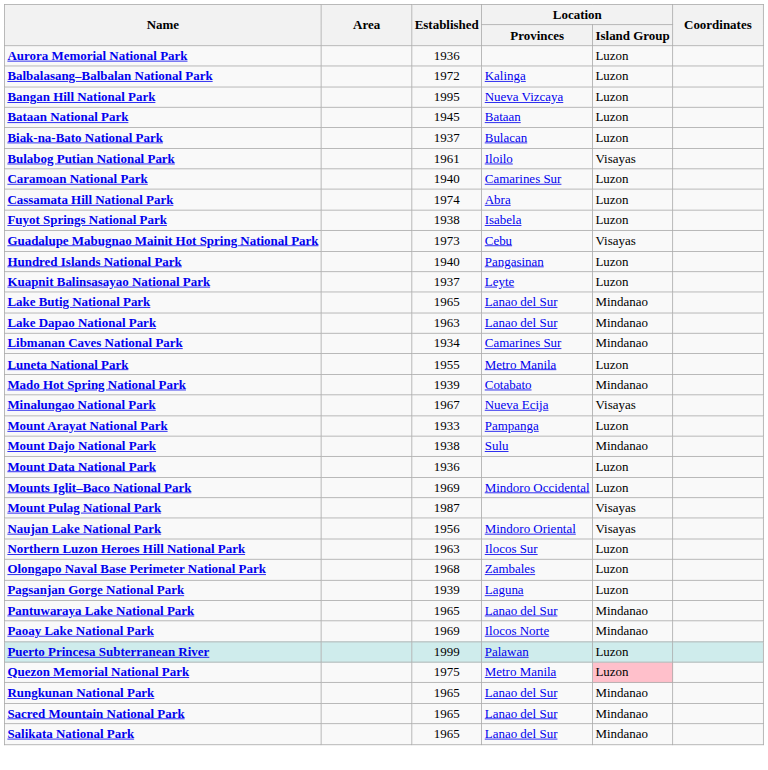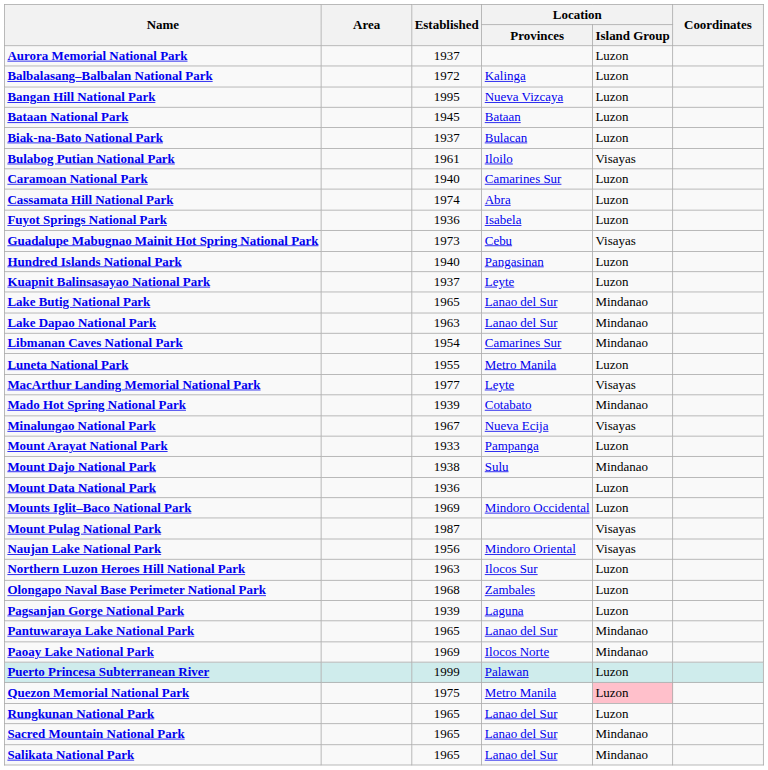(447, 55) 1936 -> (447, 55) 1937
(447, 220) 1938 -> (447, 220) 1936
(447, 343) 1934 -> (447, 343) 1954
+ row: (134, 384)
(622, 693) Mindanao -> (612, 713) Luzon
